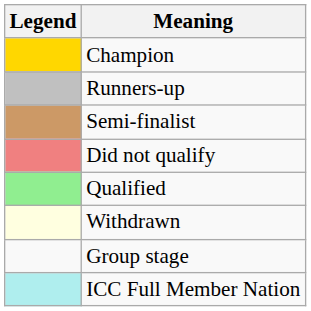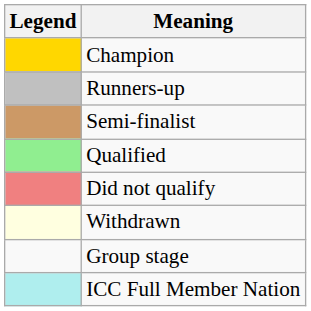rows swapped: (151, 155) <-> (126, 188)
